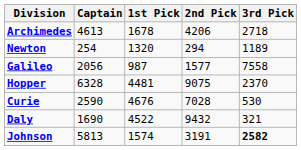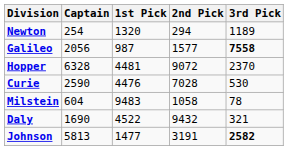- row: (39, 31)
(255, 66) normal -> (242, 48) bold
(198, 84) 9075 -> (185, 66) 9072
(141, 101) 4676 -> (128, 84) 4476
+ row: (33, 101)
(141, 136) 1574 -> (128, 136) 1477
